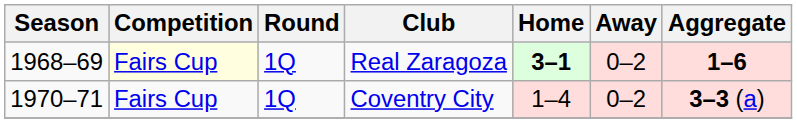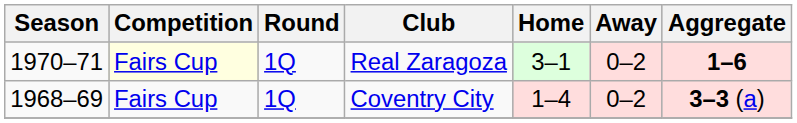(57, 61) 1968–69 -> (57, 61) 1970–71
(551, 61) bold -> (551, 61) normal
(57, 99) 1970–71 -> (57, 99) 1968–69
